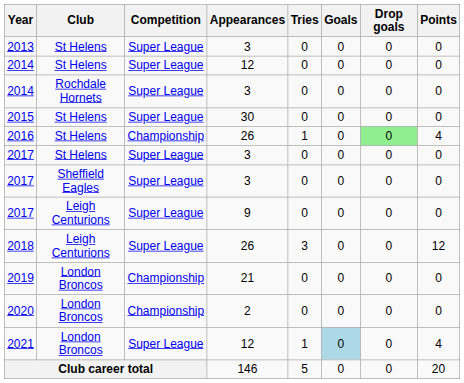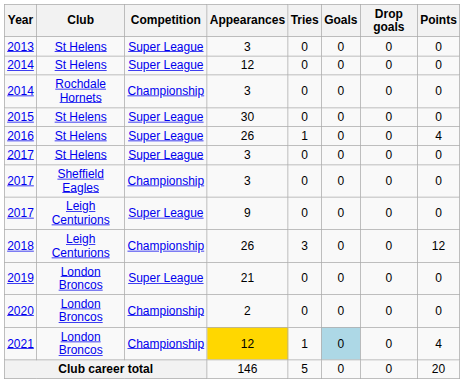(166, 91) Super League -> (166, 91) Championship
(166, 136) Championship -> (166, 136) Super League
(389, 136) lightgreen background -> (389, 136) no background
(166, 180) Super League -> (166, 180) Championship
(166, 246) Super League -> (166, 246) Championship
(166, 278) Championship -> (166, 278) Super League
(166, 343) Super League -> (166, 343) Championship
(247, 343) no background -> (247, 343) gold background
